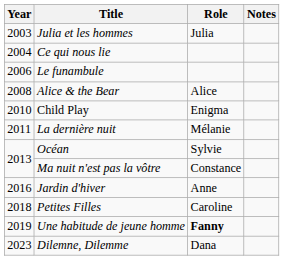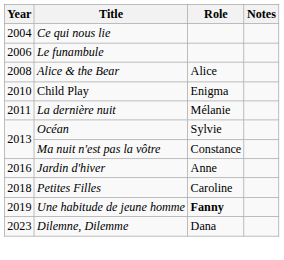- row: (85, 33)
